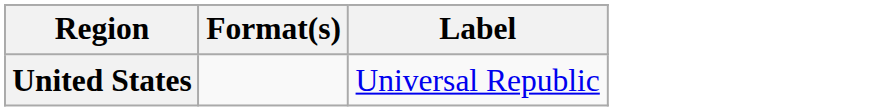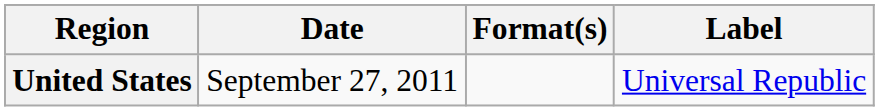+ column: (332, 29)
